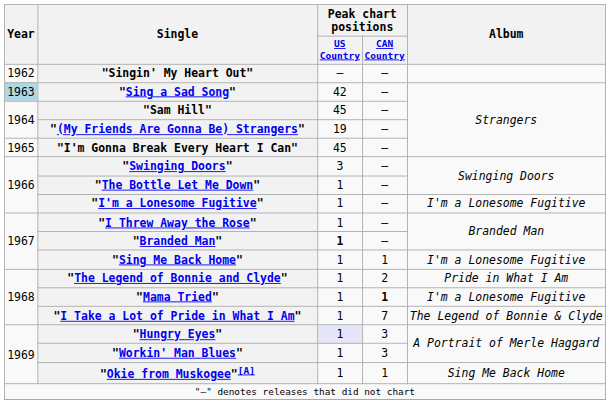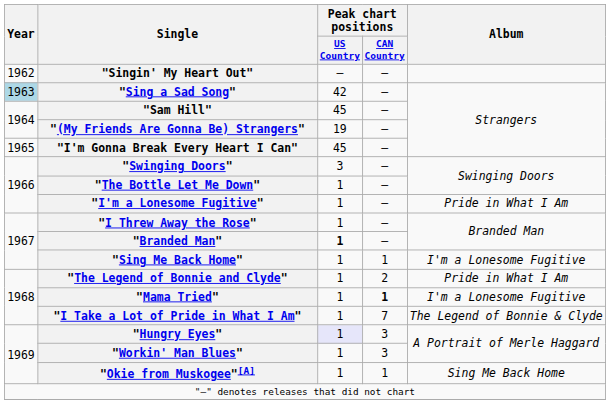(506, 204) I'm a Lonesome Fugitive -> (506, 204) Pride in What I Am
